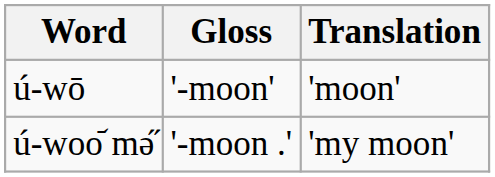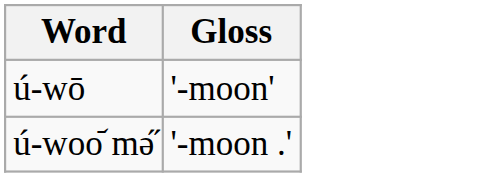- column: (395, 32)
